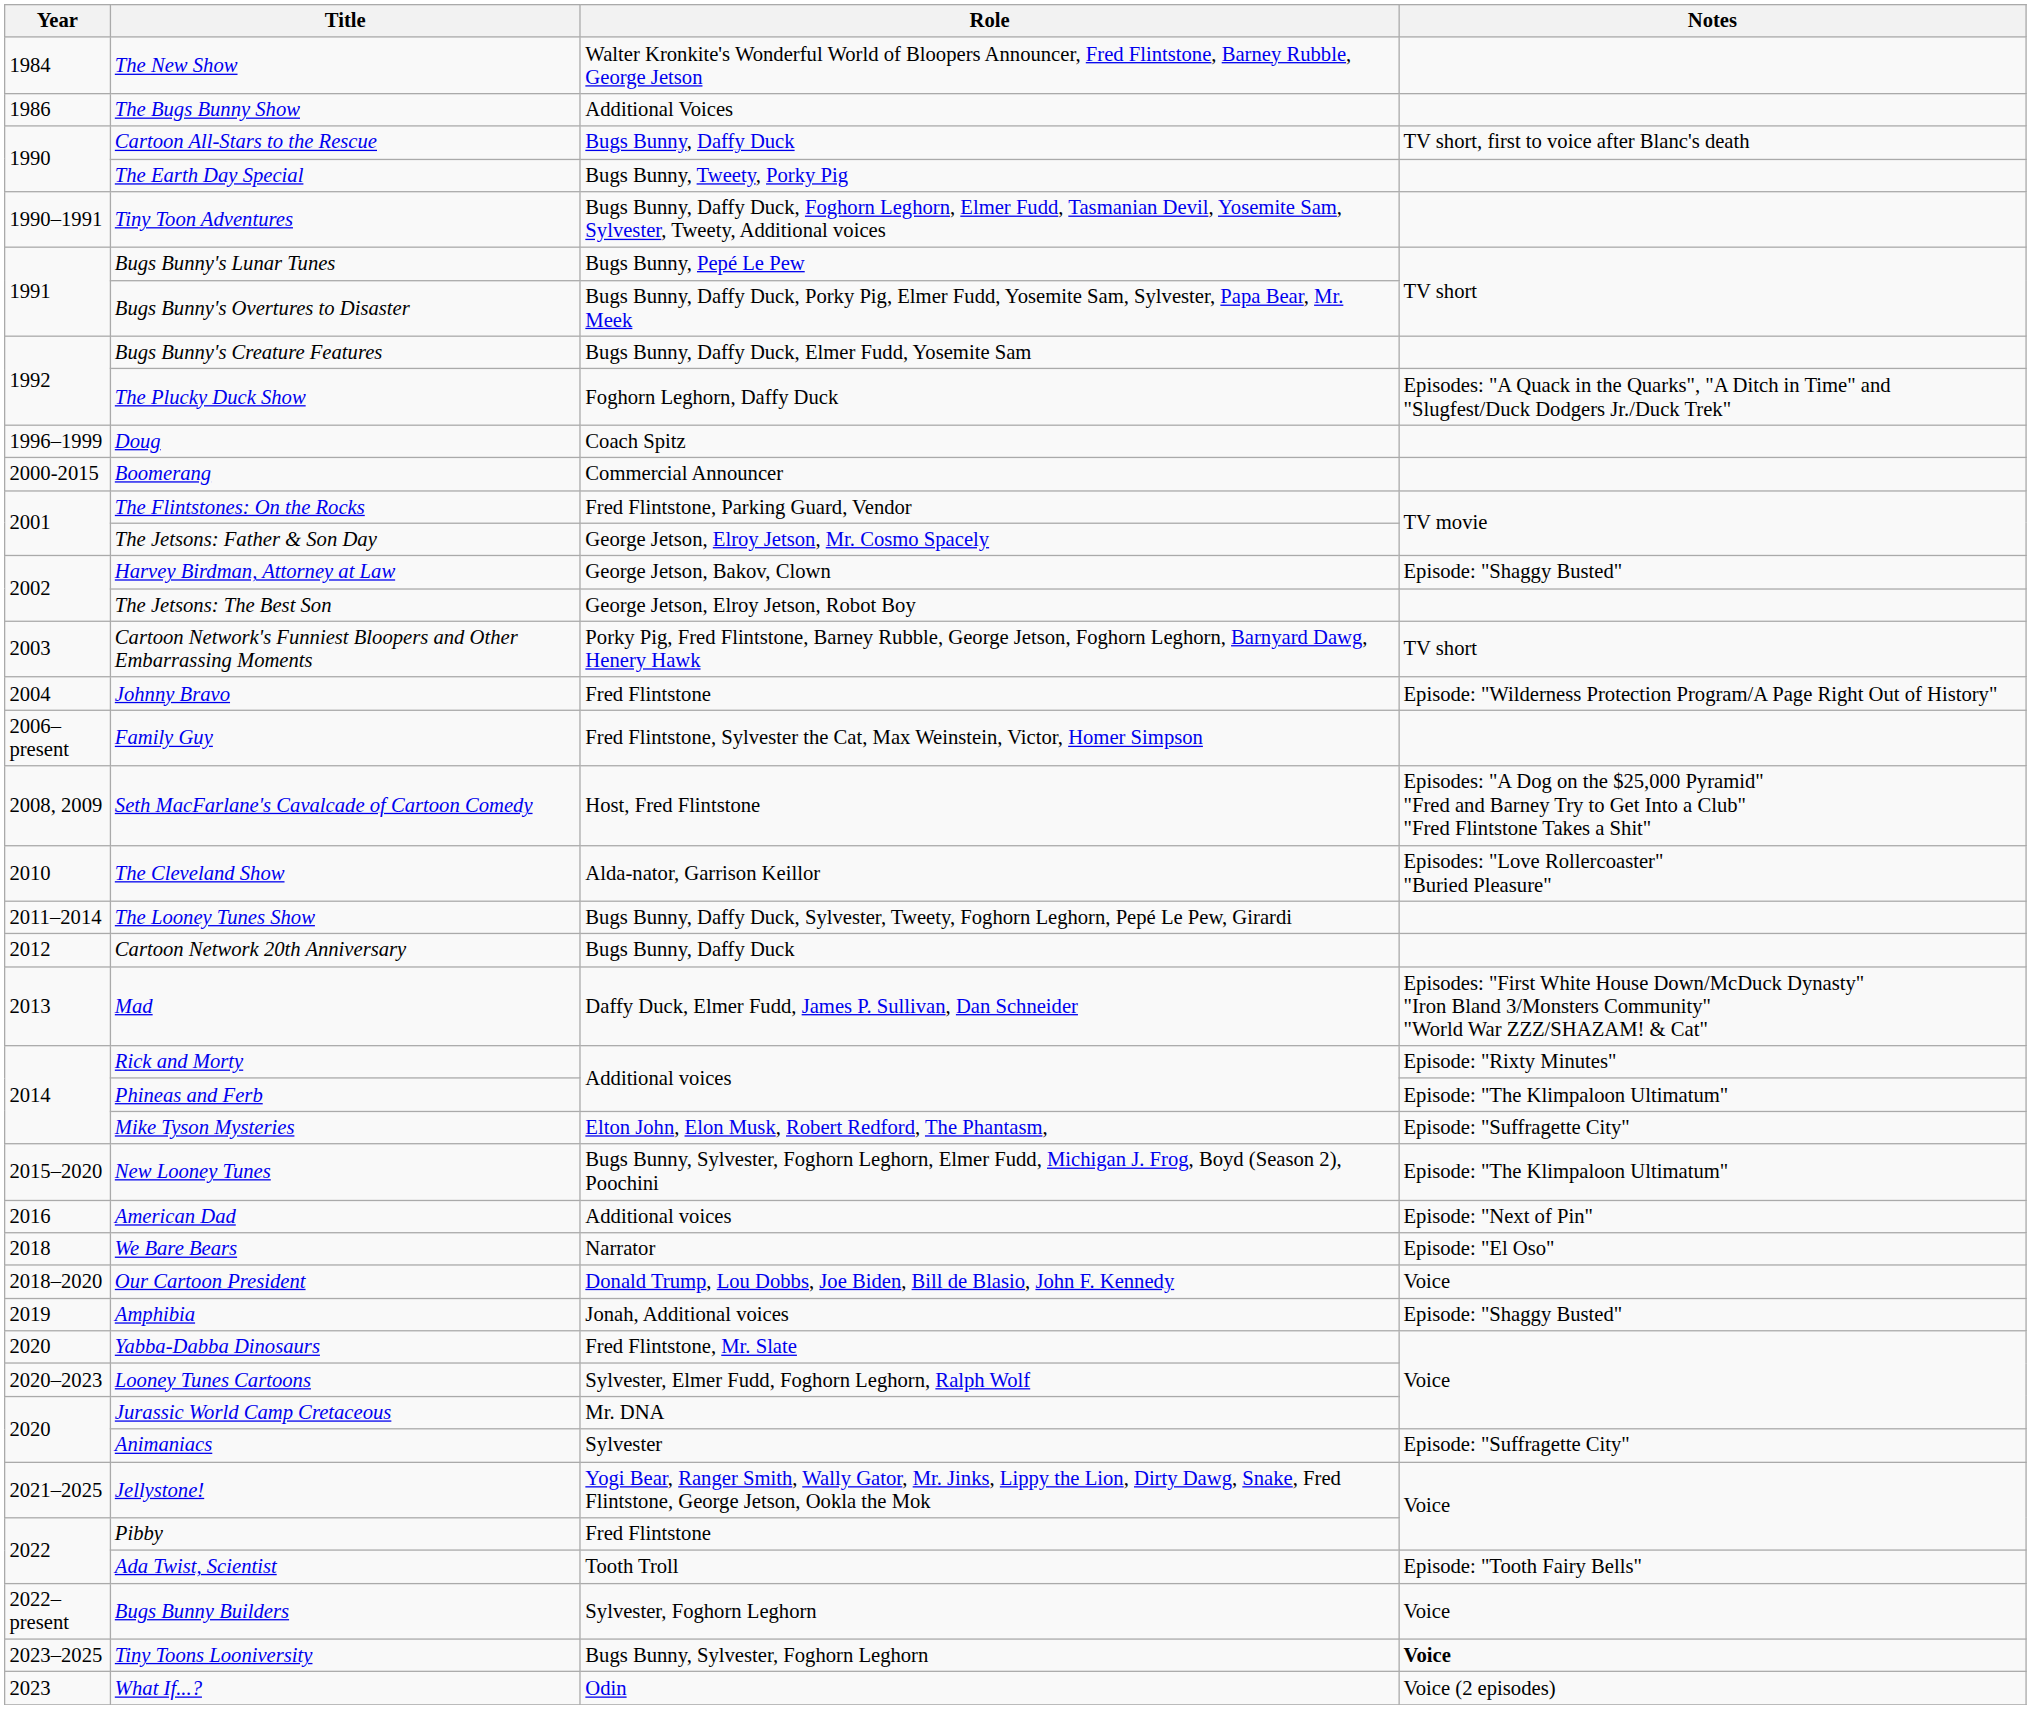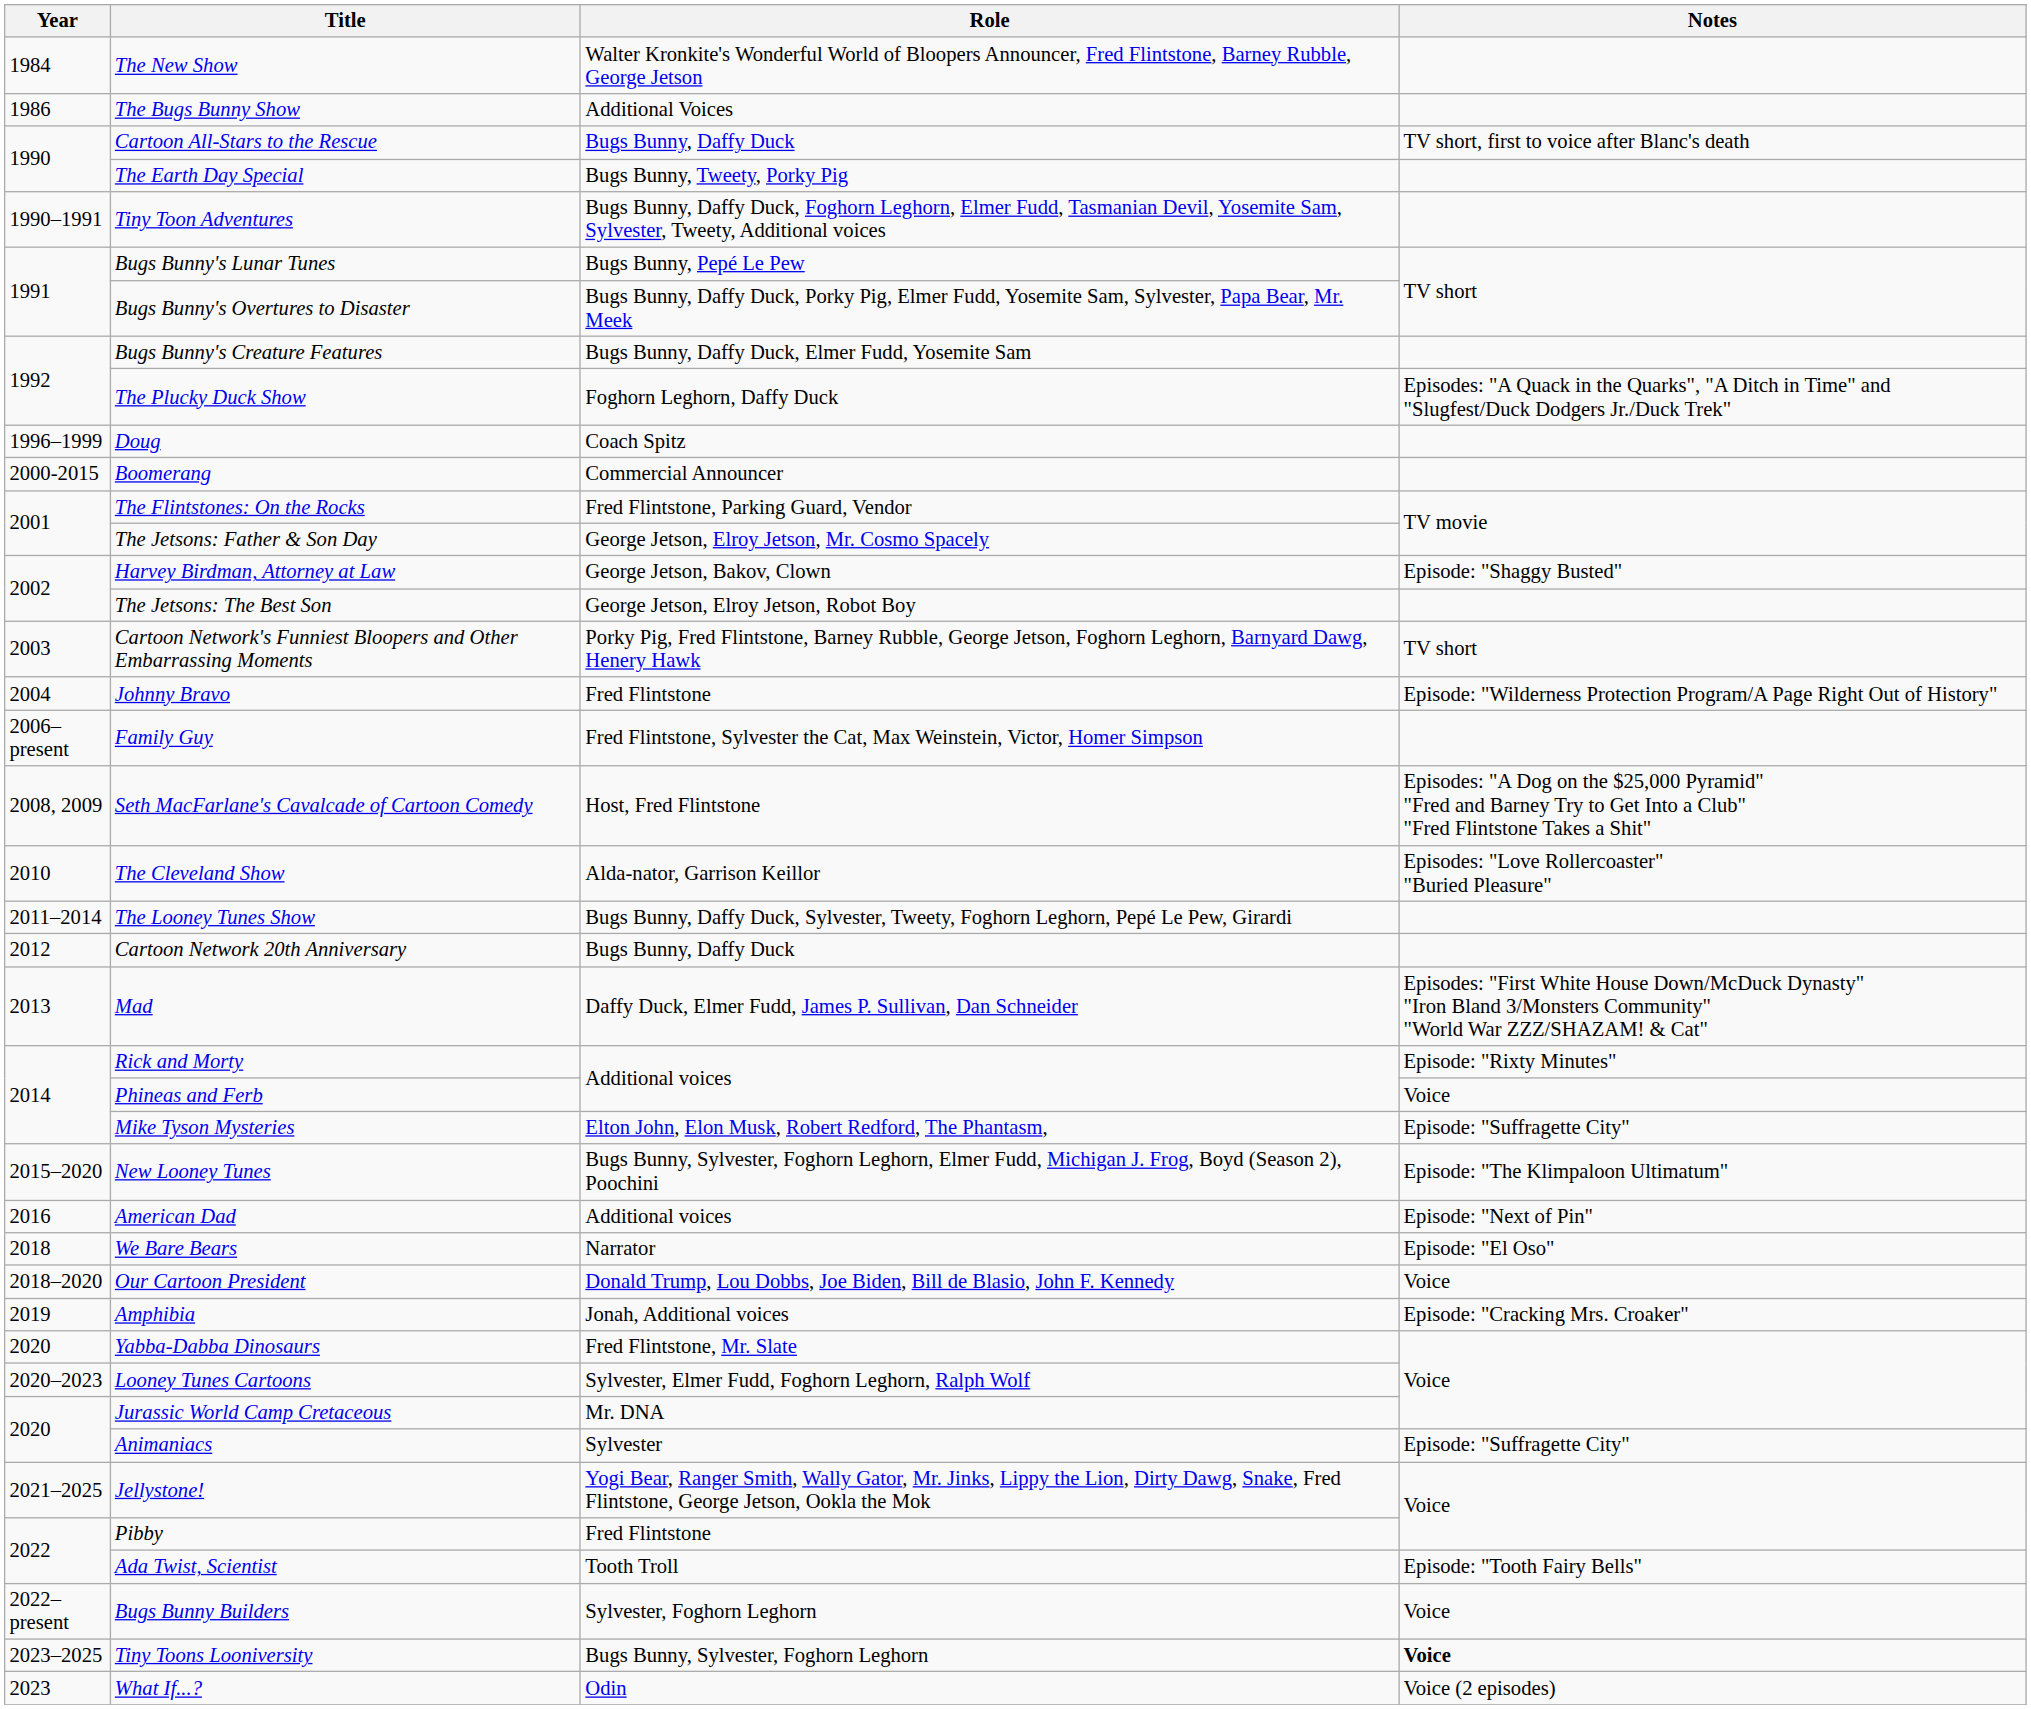(1566, 1094) Episode: "The Klimpaloon Ultimatum" -> (1427, 1094) Voice
(1513, 1314) Episode: "Shaggy Busted" -> (1546, 1314) Episode: "Cracking Mrs. Croaker"
